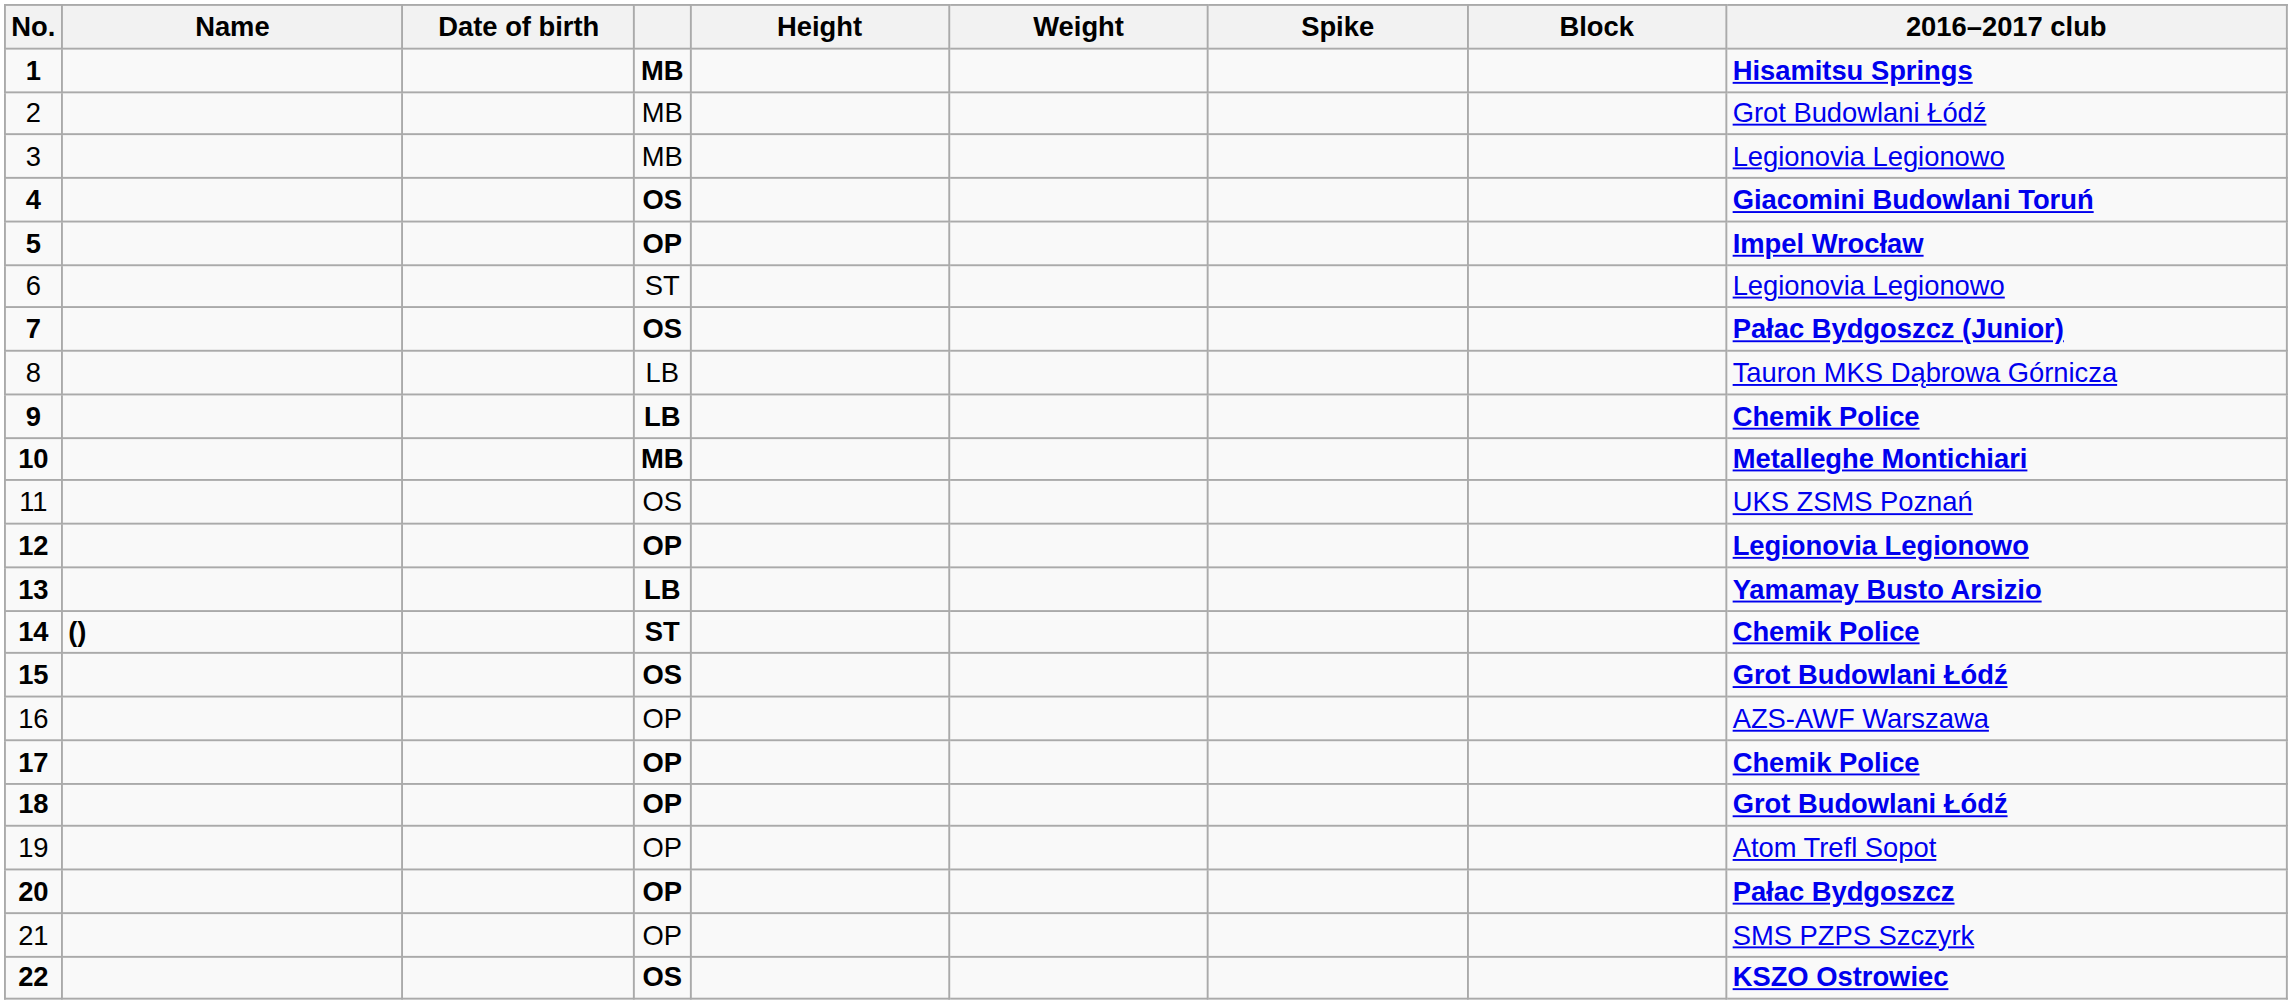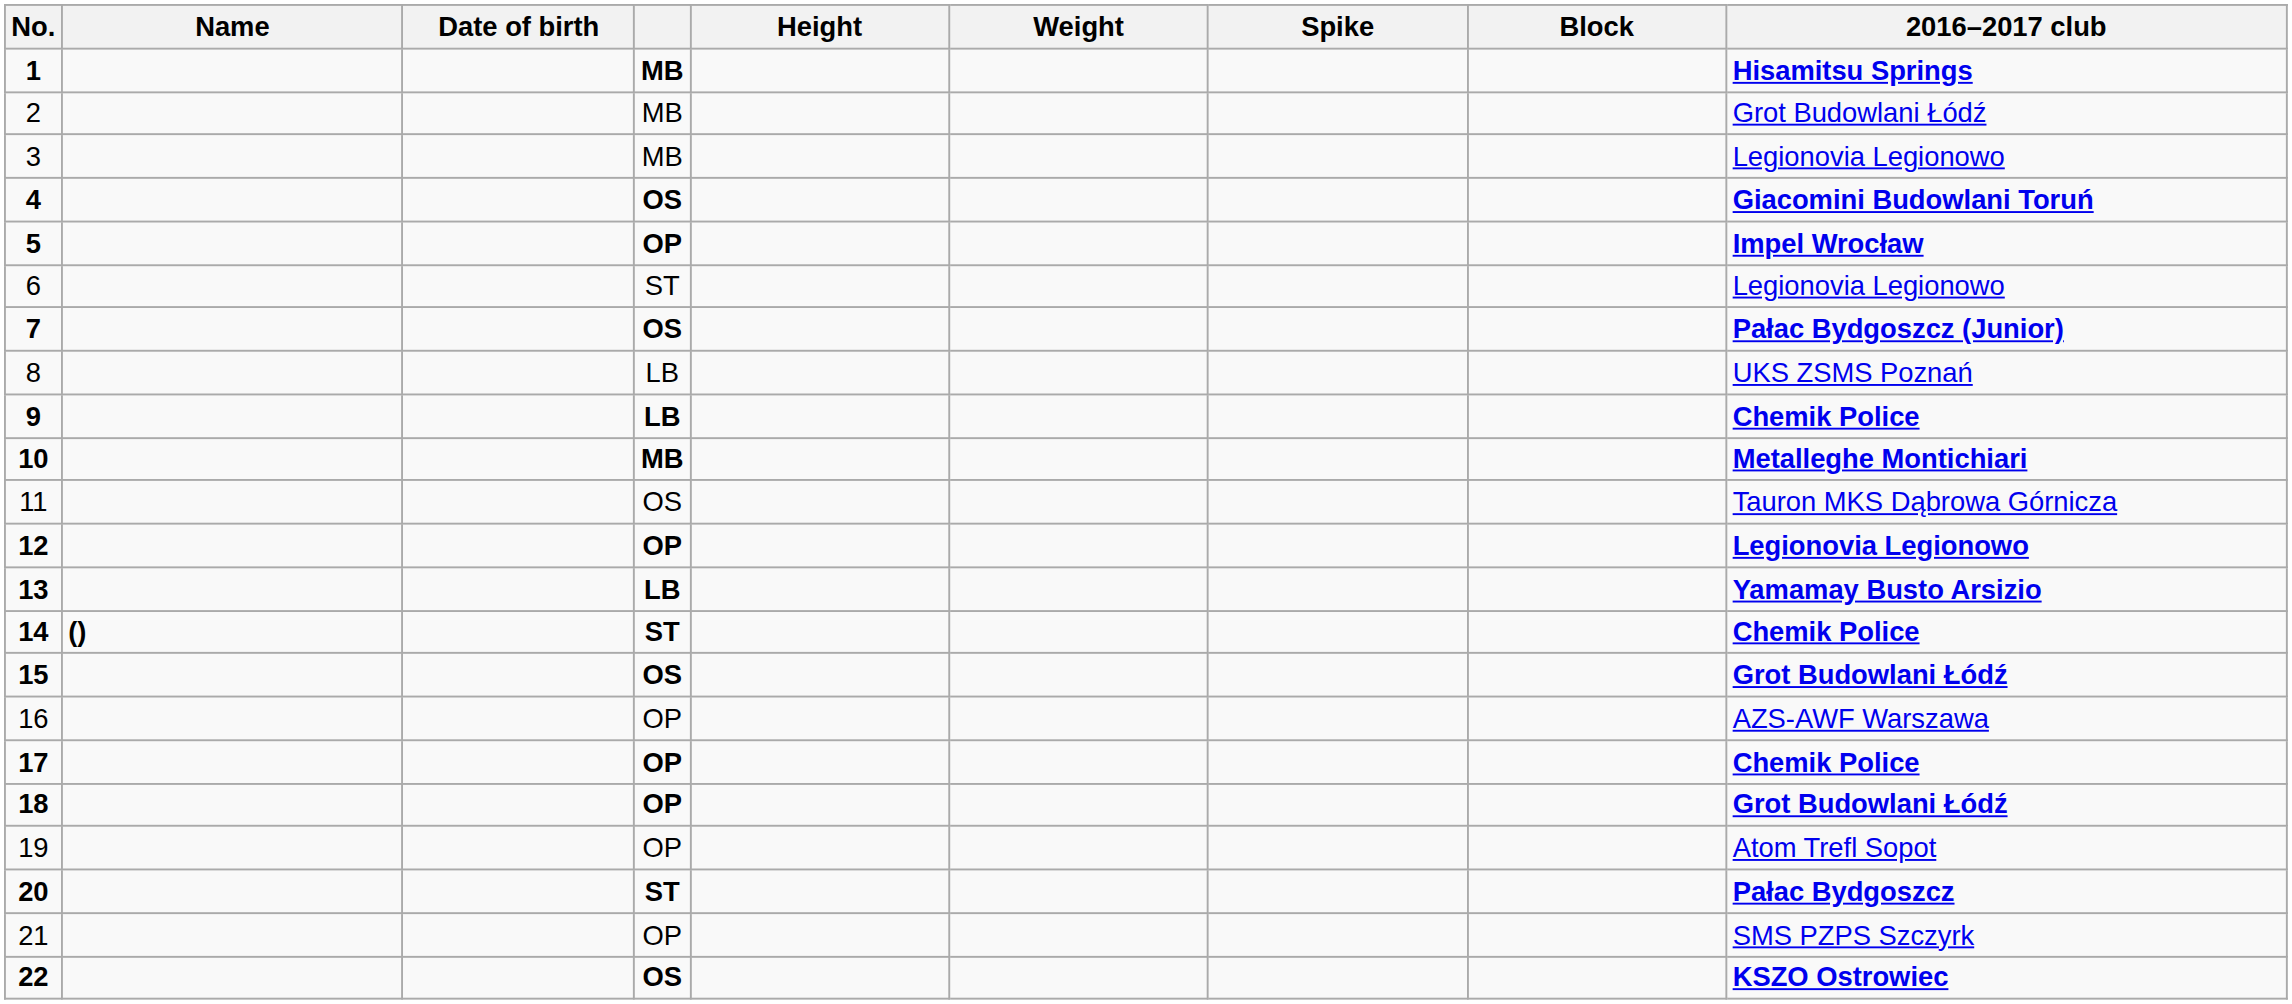(1925, 373) Tauron MKS Dąbrowa Górnicza -> (1853, 373) UKS ZSMS Poznań
(1853, 502) UKS ZSMS Poznań -> (1925, 502) Tauron MKS Dąbrowa Górnicza
(662, 891) OP -> (662, 891) ST
